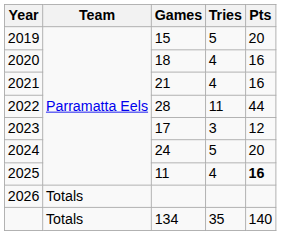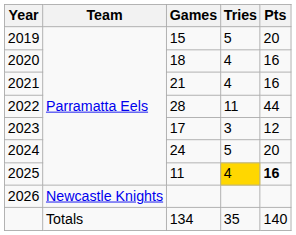(213, 173) no background -> (228, 173) gold background
(65, 196) Totals -> (105, 196) Newcastle Knights
